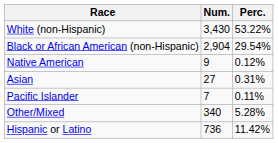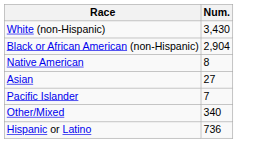- column: (253, 12)
(206, 63) 9 -> (206, 63) 8
